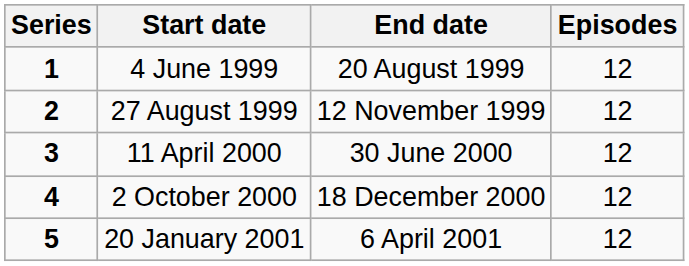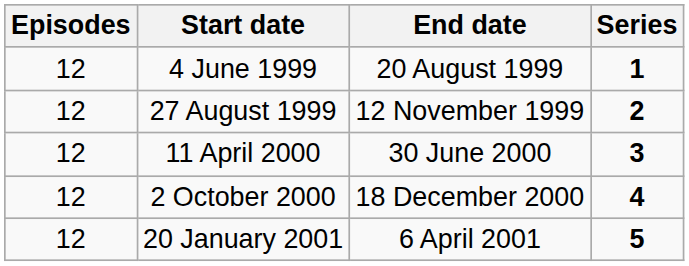columns swapped: (51, 25) <-> (618, 25)
